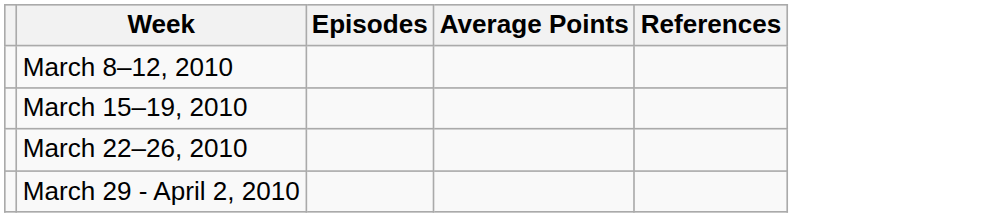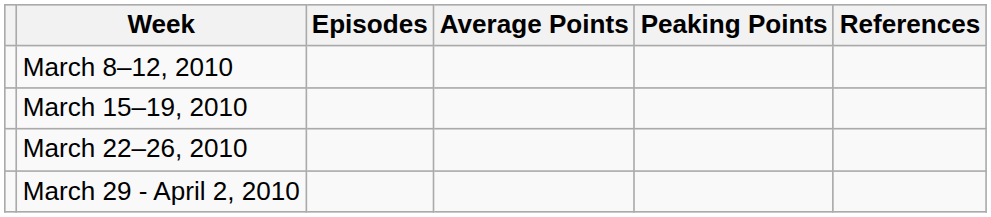+ column: (734, 25)
